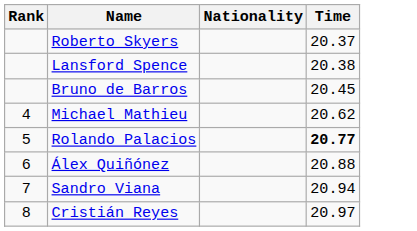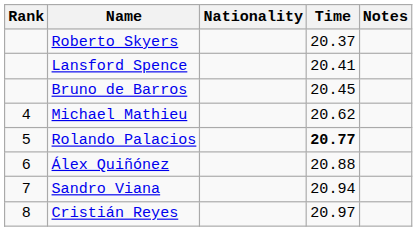+ column: (385, 17)
(333, 66) 20.38 -> (333, 66) 20.41
